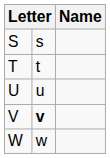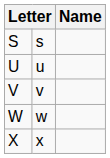- row: (13, 66)
(40, 116) bold -> (40, 91) normal
+ row: (13, 141)
